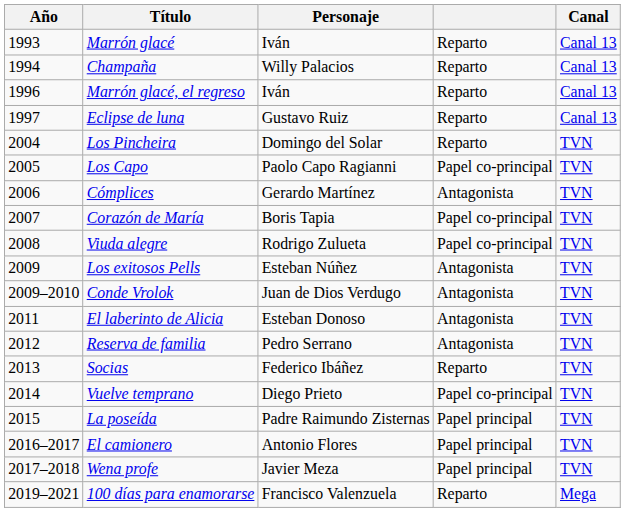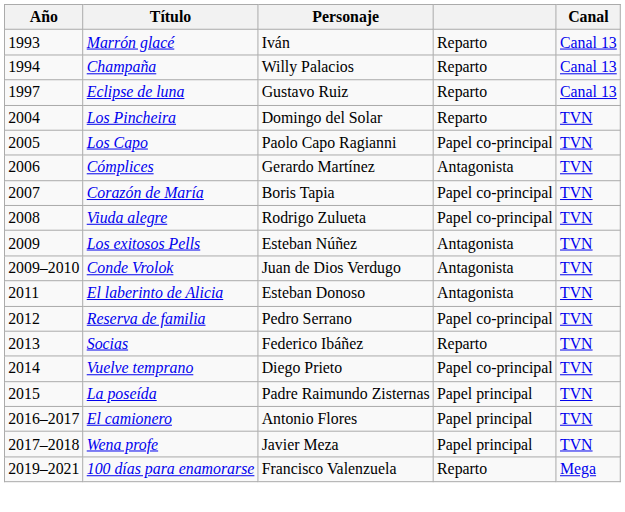- row: (166, 92)
(475, 343) Antagonista -> (495, 318) Papel co-principal
